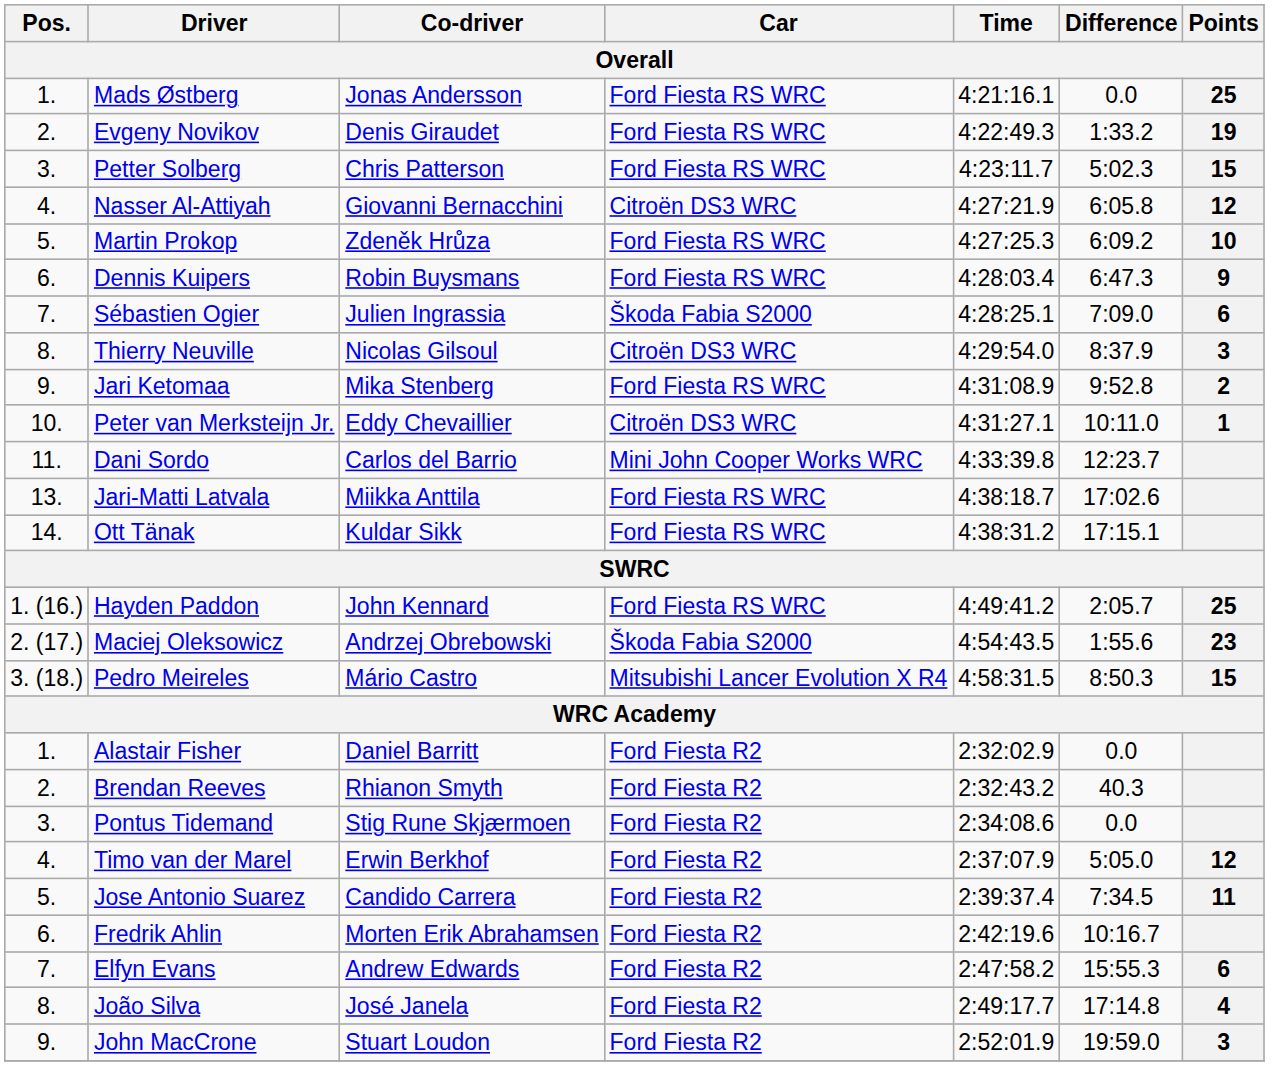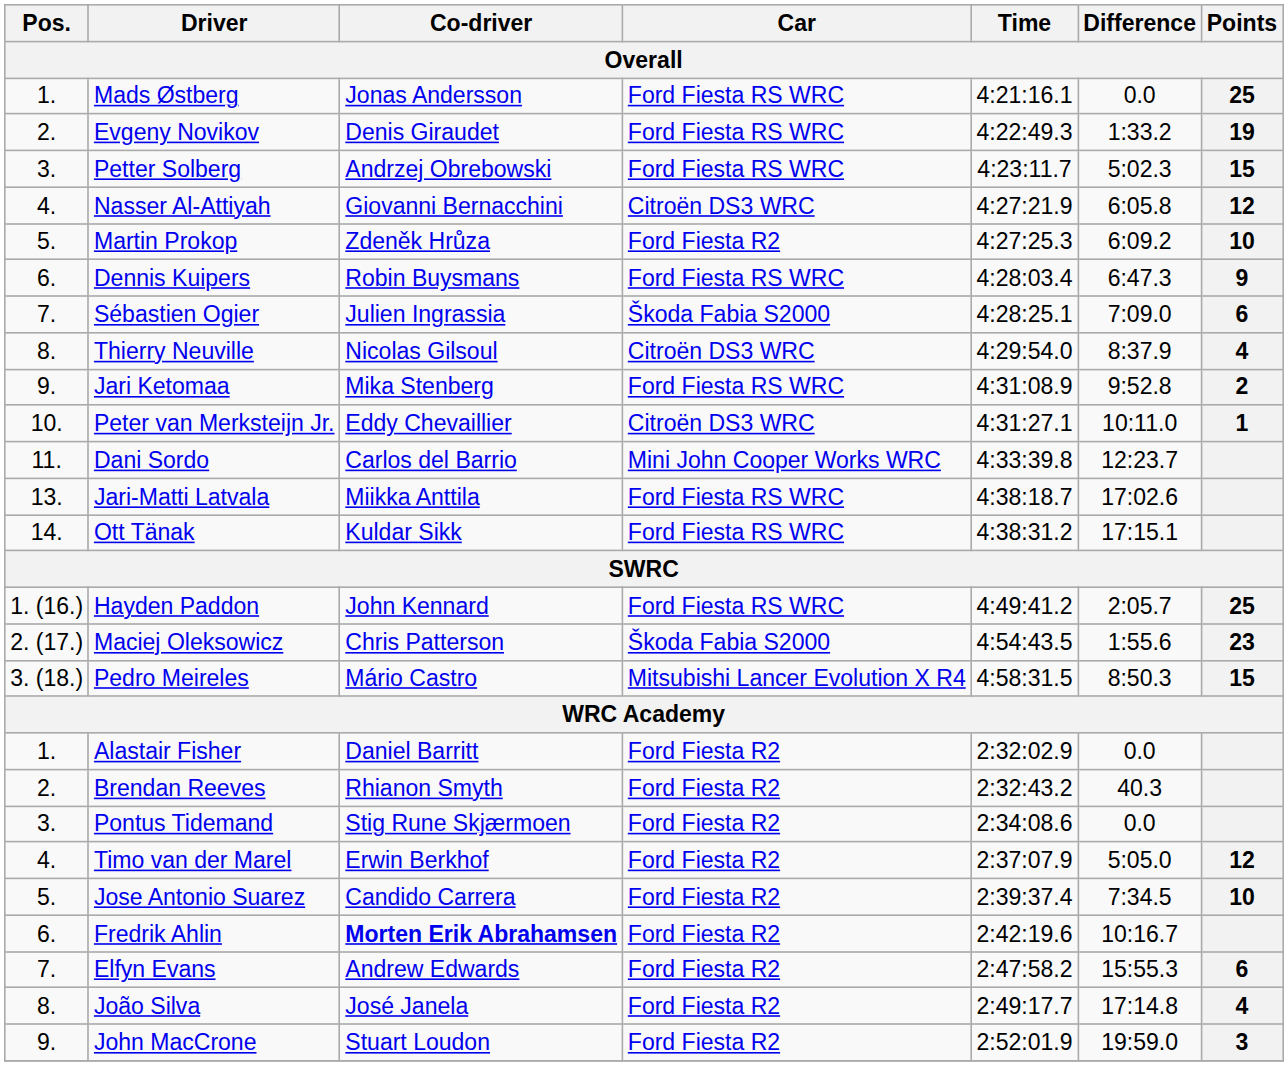(425, 169) Chris Patterson -> (448, 169) Andrzej Obrebowski
(718, 242) Ford Fiesta RS WRC -> (704, 242) Ford Fiesta R2
(1224, 351) 3 -> (1242, 351) 4
(448, 642) Andrzej Obrebowski -> (425, 642) Chris Patterson
(1224, 897) 11 -> (1242, 897) 10
(472, 933) normal -> (481, 933) bold
